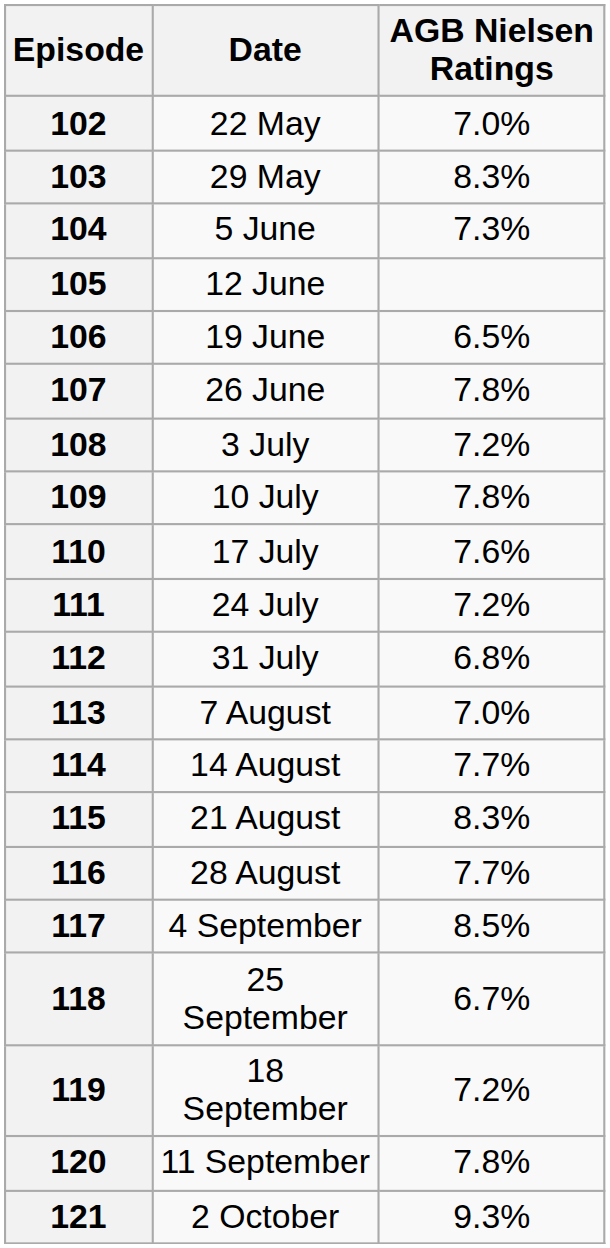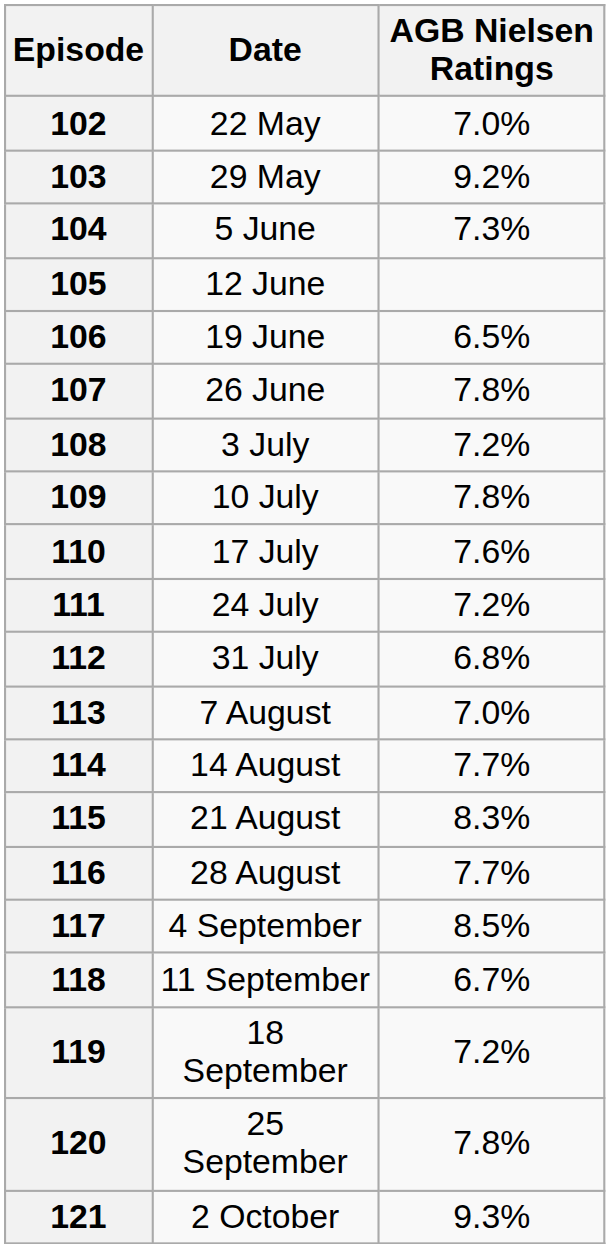(492, 176) 8.3% -> (492, 176) 9.2%
(265, 998) 25 September -> (265, 979) 11 September
(265, 1162) 11 September -> (265, 1143) 25 September
